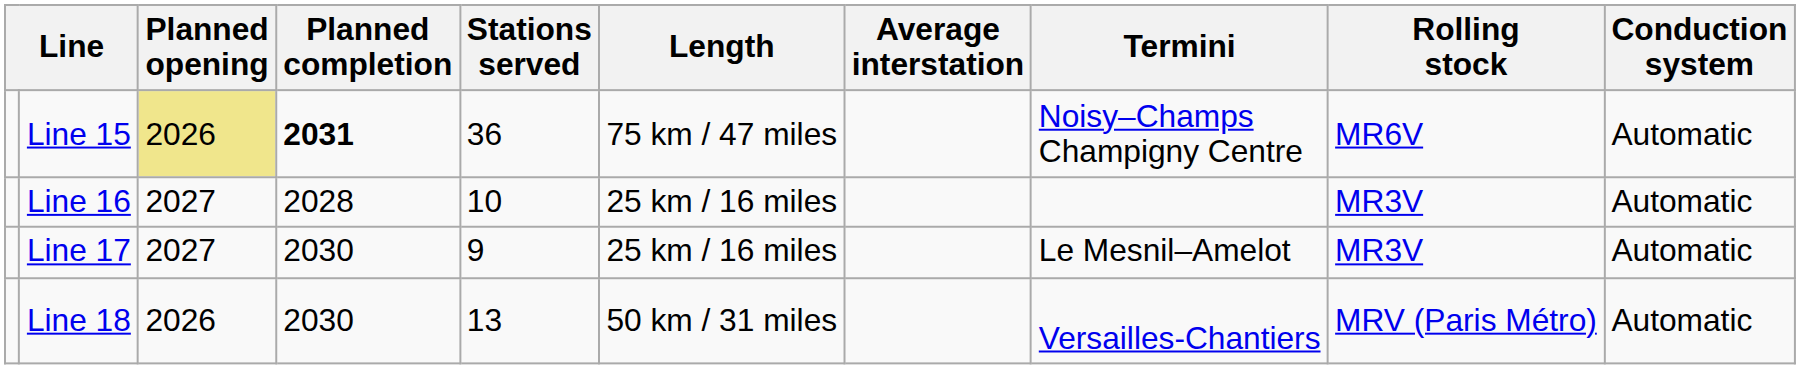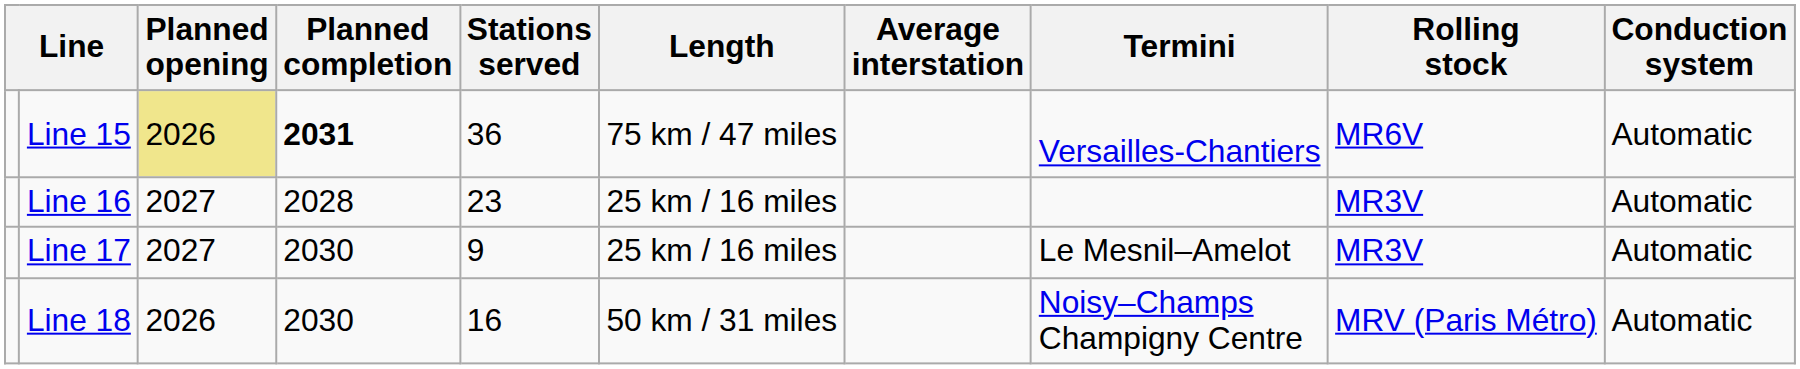(1171, 133) Noisy–Champs Champigny Centre -> (1180, 151) Versailles-Chantiers
(484, 201) 10 -> (484, 201) 23
(484, 319) 13 -> (484, 319) 16
(1180, 337) Versailles-Chantiers -> (1171, 319) Noisy–Champs Champigny Centre
